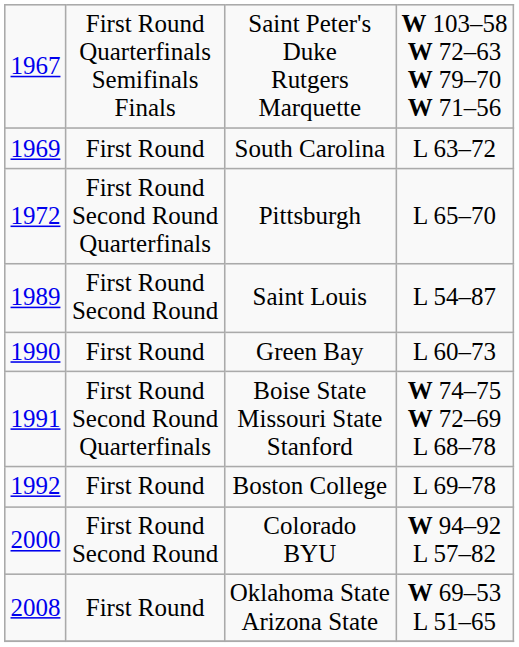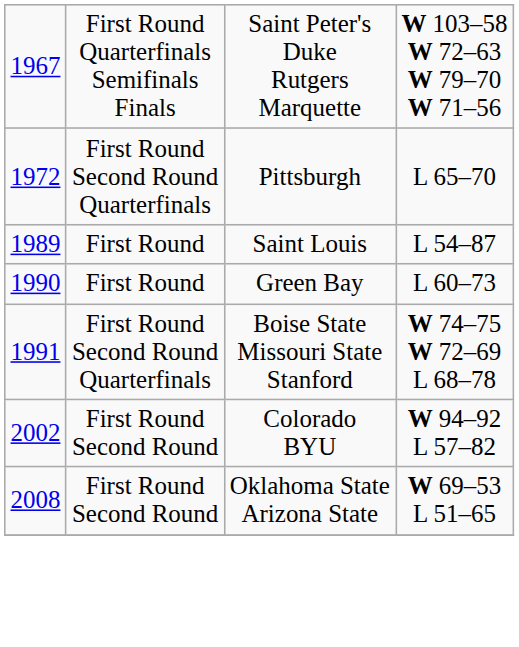- row: (310, 148)
(145, 297) First Round Second Round -> (145, 243) First Round
- row: (310, 486)
(35, 540) 2000 -> (35, 432) 2002
(145, 607) First Round -> (145, 500) First Round Second Round
